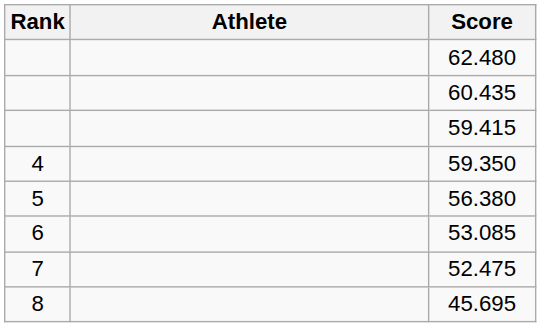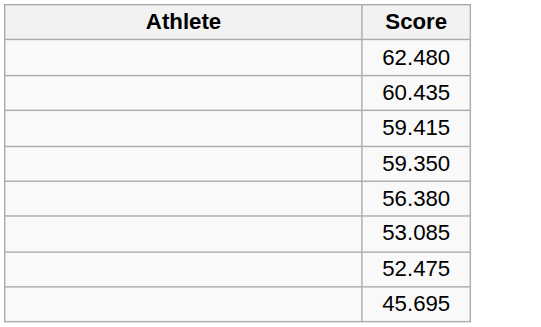- column: (38, 22)
